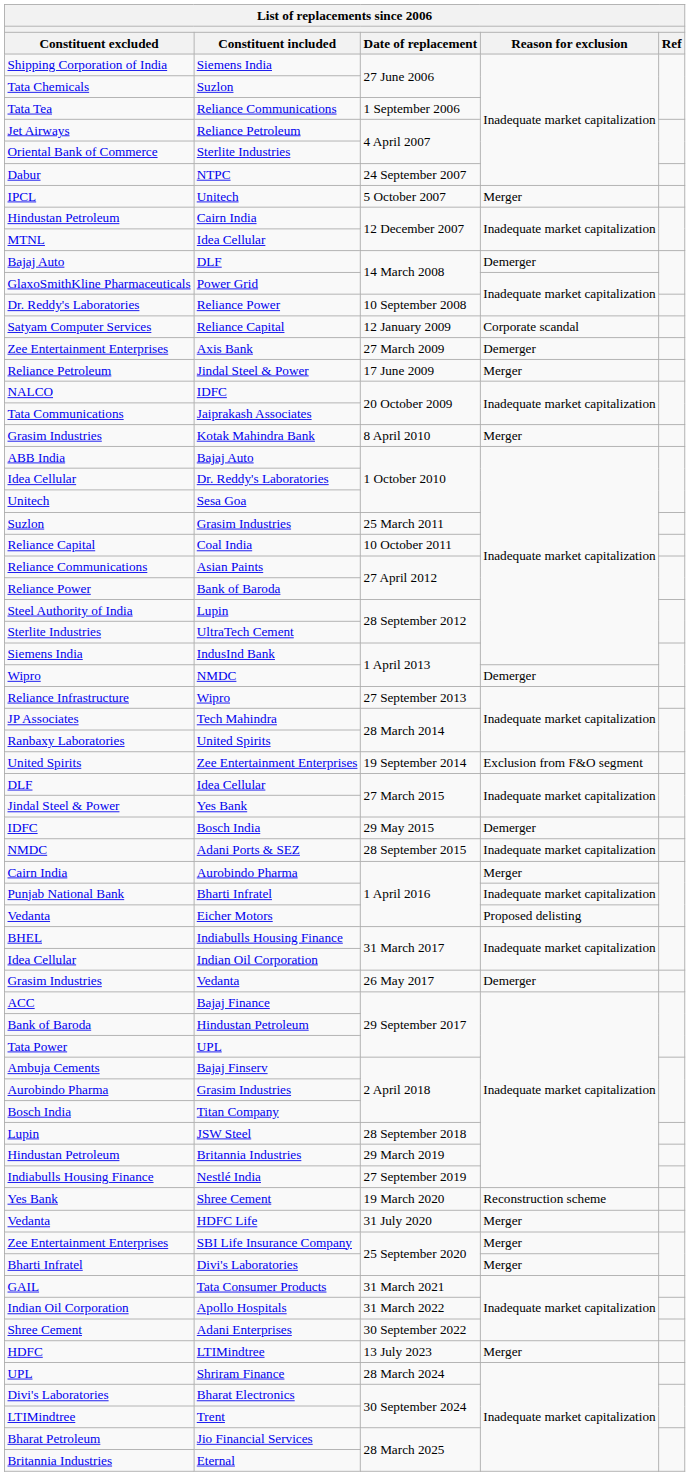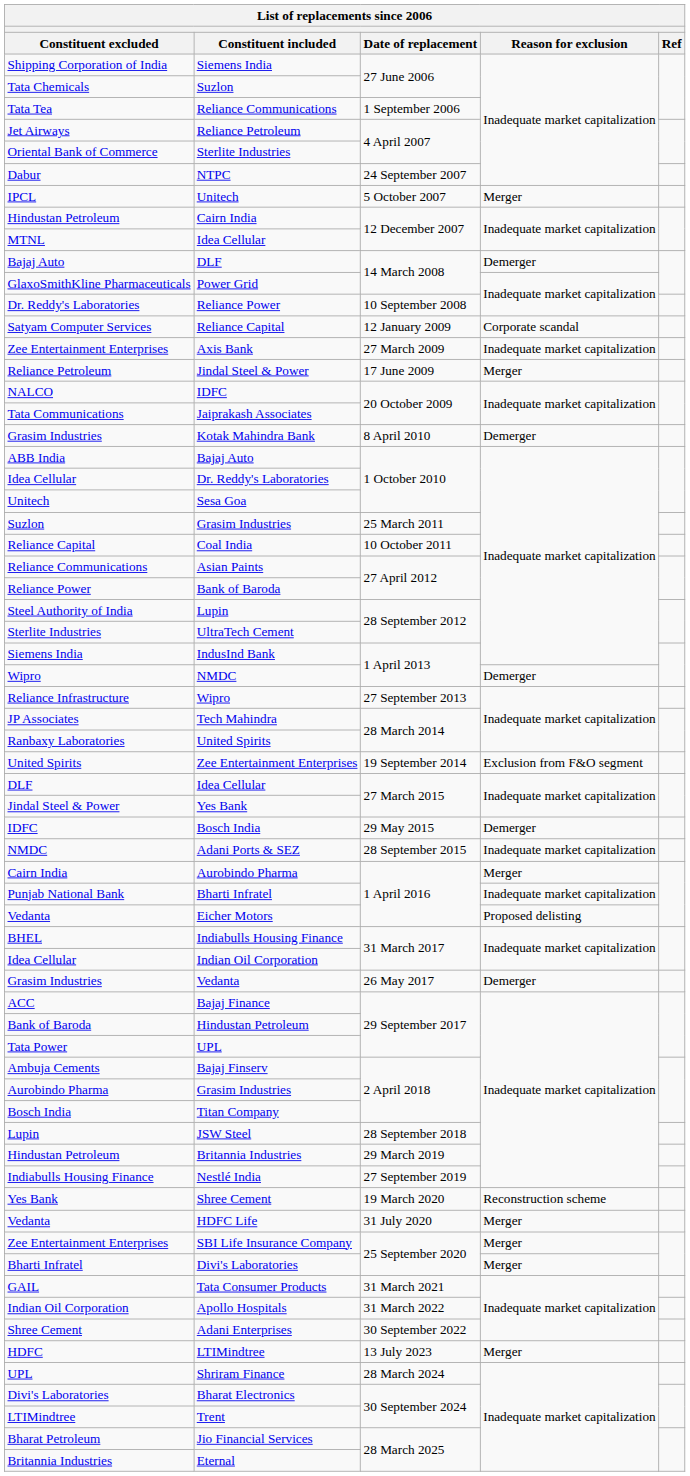(510, 348) Demerger -> (569, 348) Inadequate market capitalization
(503, 436) Merger -> (510, 436) Demerger
